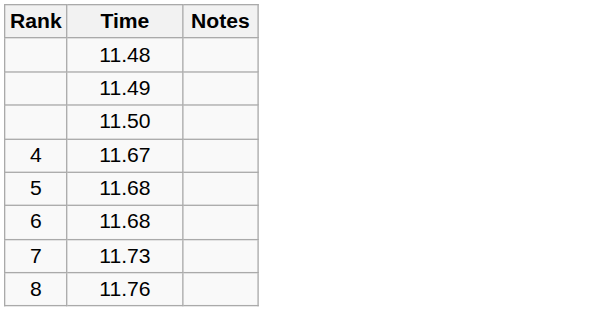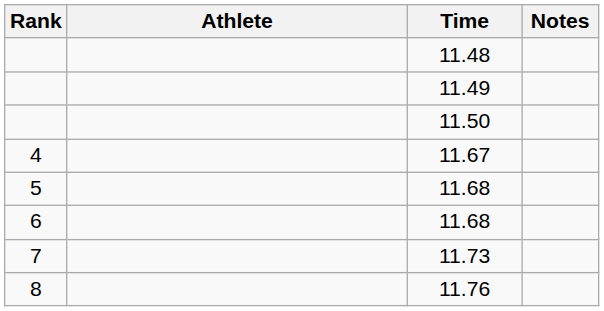+ column: (237, 21)
